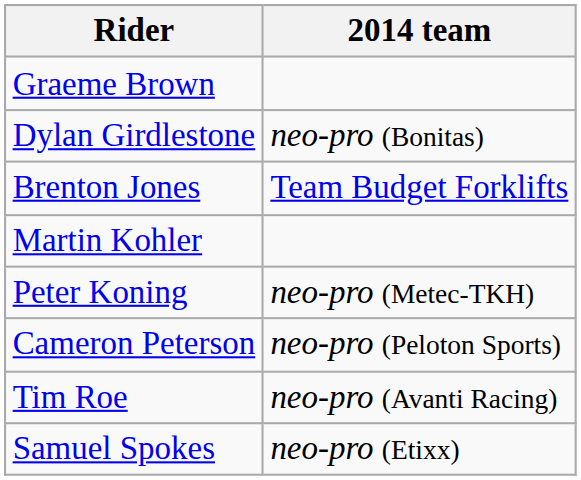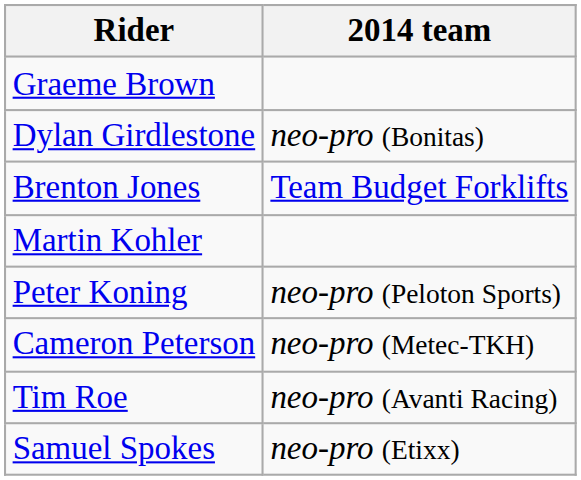(402, 291) neo-pro (Metec-TKH) -> (416, 291) neo-pro (Peloton Sports)
(416, 344) neo-pro (Peloton Sports) -> (402, 344) neo-pro (Metec-TKH)
